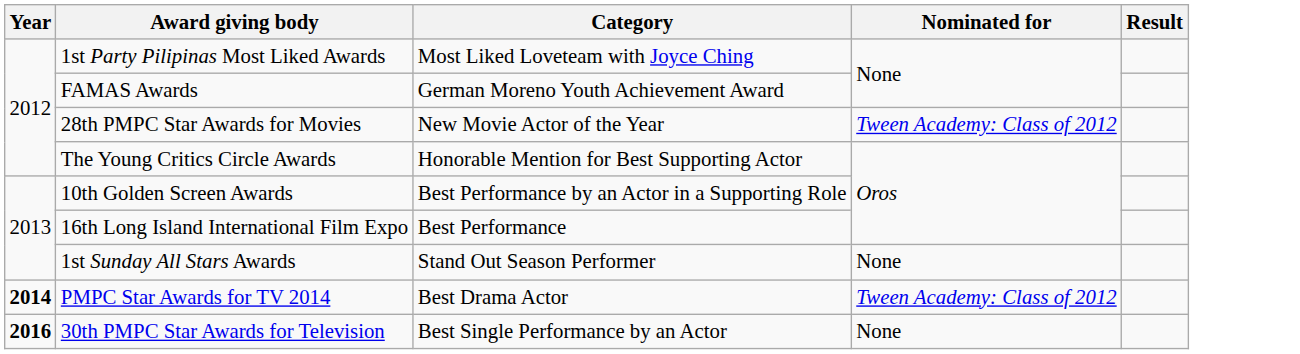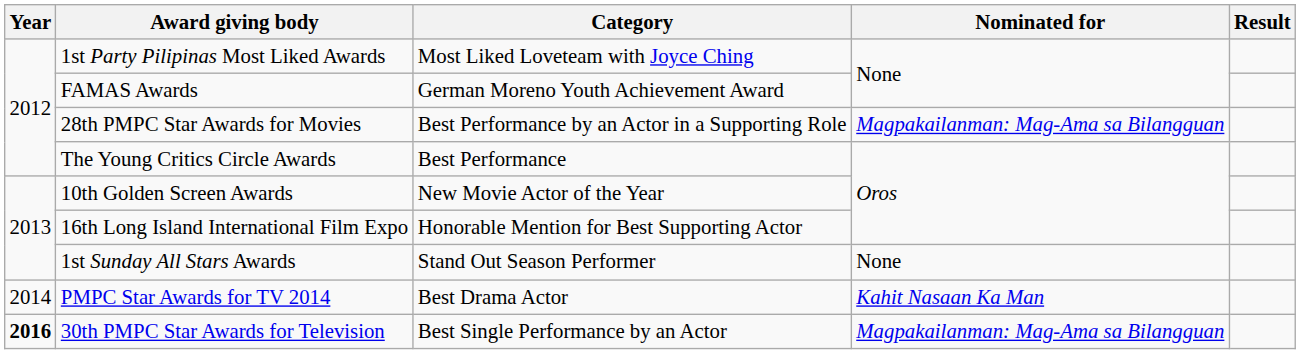(541, 124) New Movie Actor of the Year -> (632, 124) Best Performance by an Actor in a Supporting Role
(986, 124) Tween Academy: Class of 2012 -> (1040, 124) Magpakailanman: Mag-Ama sa Bilangguan
(610, 159) Honorable Mention for Best Supporting Actor -> (492, 159) Best Performance
(632, 193) Best Performance by an Actor in a Supporting Role -> (541, 193) New Movie Actor of the Year
(492, 227) Best Performance -> (610, 227) Honorable Mention for Best Supporting Actor
(30, 296) bold -> (30, 296) normal
(986, 296) Tween Academy: Class of 2012 -> (950, 296) Kahit Nasaan Ka Man
(879, 330) None -> (1040, 330) Magpakailanman: Mag-Ama sa Bilangguan
